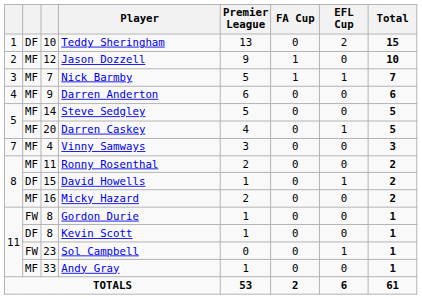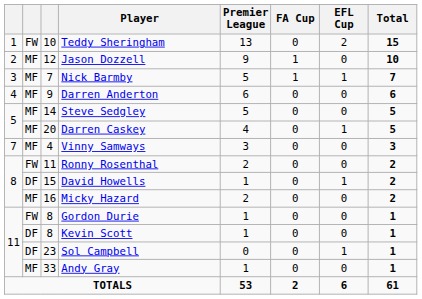(32, 43) DF -> (32, 43) FW
(32, 164) MF -> (32, 164) FW
(32, 251) FW -> (32, 251) DF
